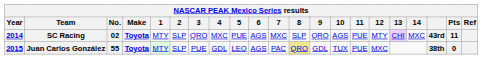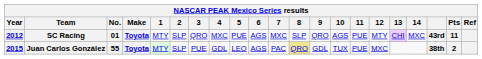(15, 35) 2014 -> (15, 35) 2012
(115, 35) 02 -> (115, 35) 01
(454, 48) 0 -> (454, 48) 2
